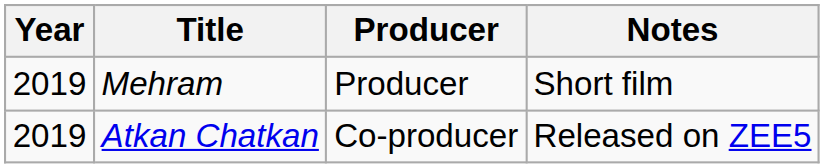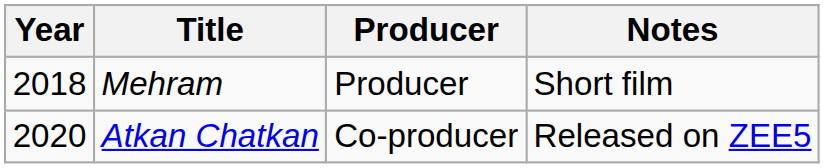(50, 83) 2019 -> (50, 83) 2018
(50, 135) 2019 -> (50, 135) 2020
